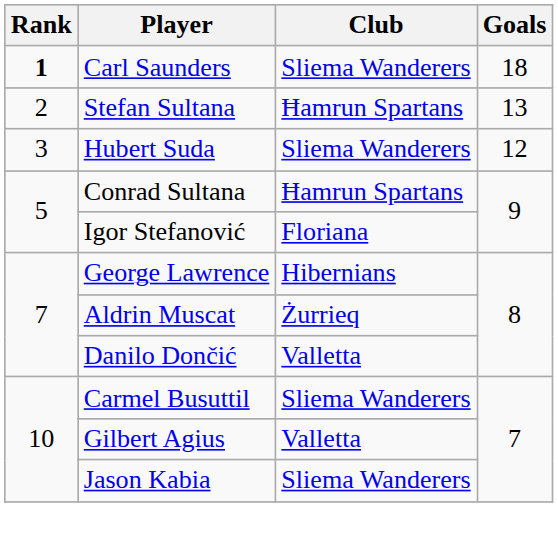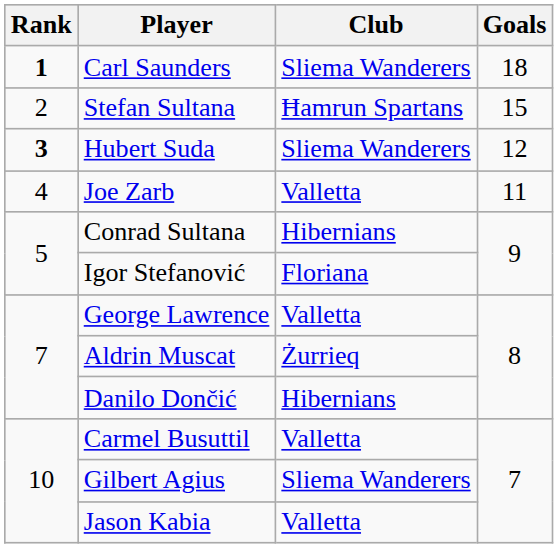(515, 107) 13 -> (515, 107) 15
(41, 149) normal -> (41, 149) bold
+ row: (129, 190)
(372, 190) Ħamrun Spartans -> (339, 231) Hibernians
(339, 273) Hibernians -> (321, 314) Valletta
(321, 356) Valletta -> (339, 397) Hibernians
(376, 397) Sliema Wanderers -> (321, 438) Valletta
(321, 438) Valletta -> (376, 480) Sliema Wanderers
(376, 480) Sliema Wanderers -> (321, 521) Valletta
